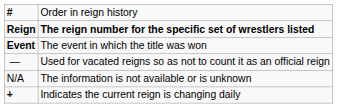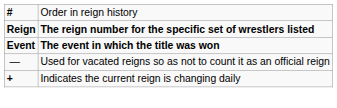(124, 45) normal -> (130, 45) bold
- row: (15, 78)
